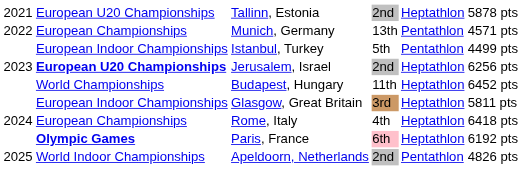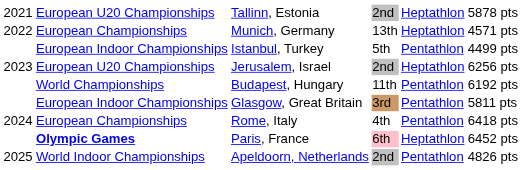(432, 30) Pentathlon -> (433, 30) Heptathlon
(131, 67) bold -> (125, 67) normal
(433, 85) Heptathlon -> (432, 85) Pentathlon
(493, 85) 6452 pts -> (493, 85) 6192 pts
(433, 103) Heptathlon -> (432, 103) Pentathlon
(433, 121) Heptathlon -> (432, 121) Pentathlon
(493, 139) 6192 pts -> (493, 139) 6452 pts
